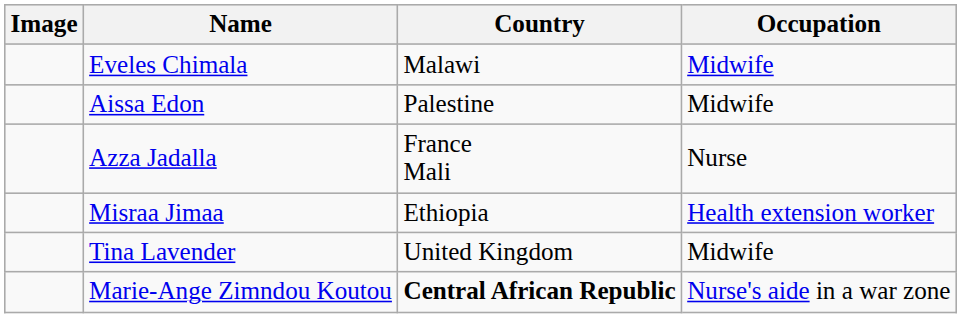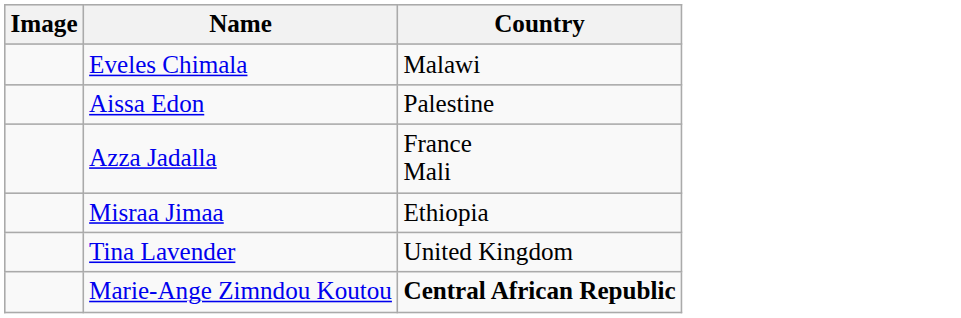- column: (819, 24)
